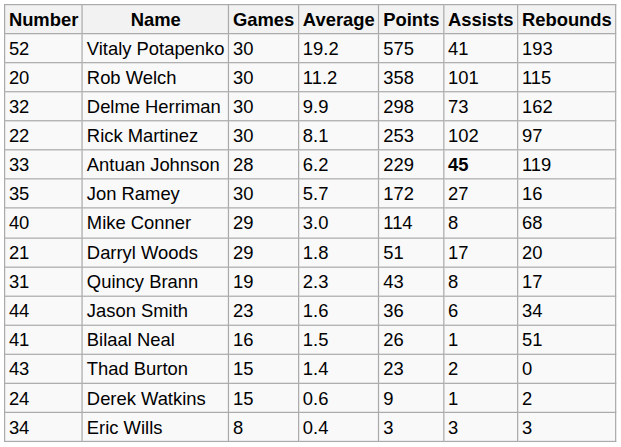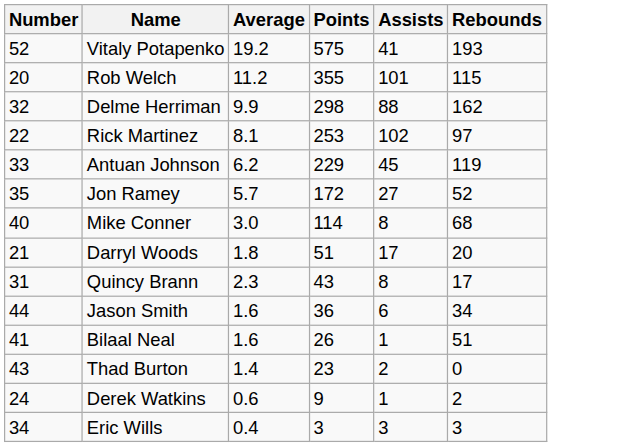- column: (264, 19)
(399, 78) 358 -> (329, 78) 355
(458, 107) 73 -> (388, 107) 88
(458, 165) bold -> (388, 165) normal
(532, 194) 16 -> (462, 194) 52
(316, 340) 1.5 -> (246, 340) 1.6
